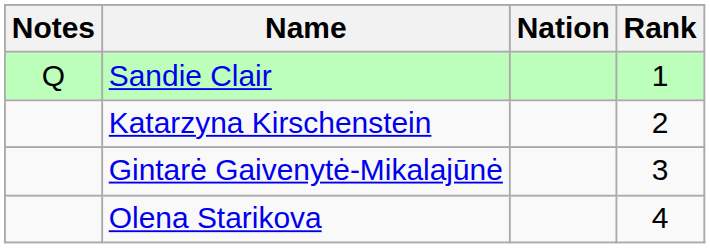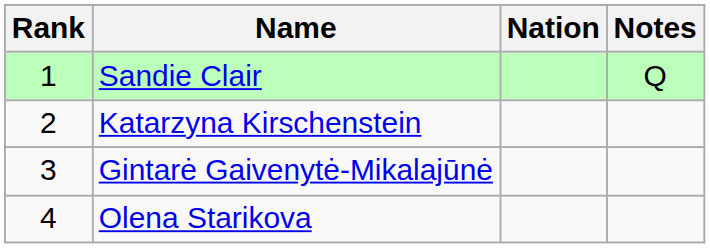columns swapped: (660, 28) <-> (53, 28)
